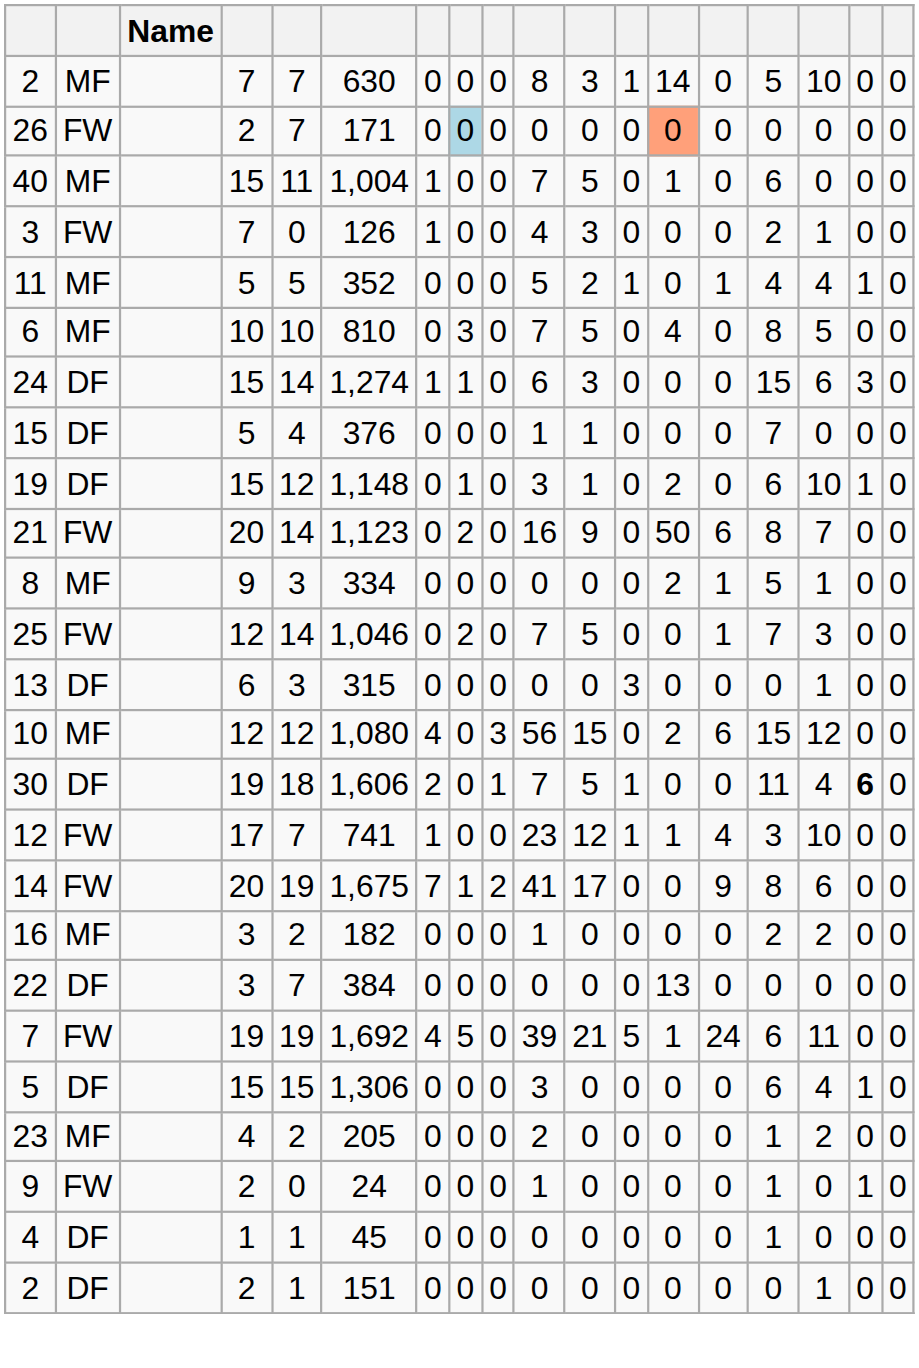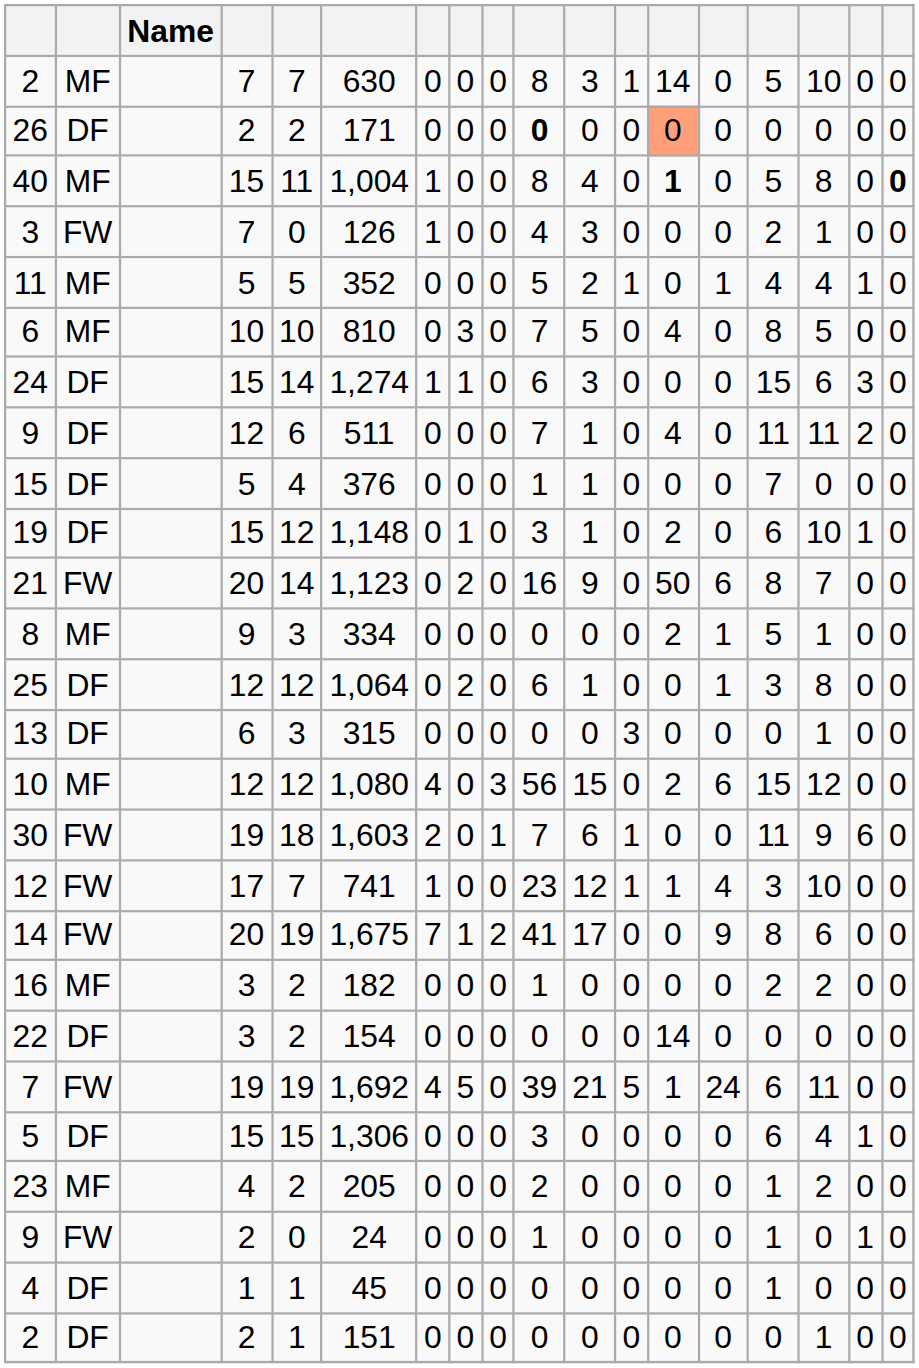(88, 131) FW -> (88, 131) DF
(297, 131) 7 -> (297, 131) 2
(465, 131) lightblue background -> (465, 131) no background
(540, 131) normal -> (540, 131) bold
(540, 181) 7 -> (540, 181) 8
(590, 181) 5 -> (590, 181) 4
(673, 181) normal -> (673, 181) bold
(773, 181) 6 -> (773, 181) 5
(824, 181) 0 -> (824, 181) 8
(898, 181) normal -> (898, 181) bold
+ row: (30, 433)
(88, 634) FW -> (88, 684) DF
(297, 634) 14 -> (297, 684) 12
(369, 634) 1,046 -> (369, 684) 1,064
(540, 634) 7 -> (540, 684) 6
(590, 634) 5 -> (590, 684) 1
(773, 634) 7 -> (773, 684) 3
(824, 634) 3 -> (824, 684) 8
(88, 785) DF -> (88, 835) FW
(369, 785) 1,606 -> (369, 835) 1,603
(590, 785) 5 -> (590, 835) 6
(824, 785) 4 -> (824, 835) 9
(865, 785) bold -> (865, 835) normal
(297, 986) 7 -> (297, 1036) 2
(369, 986) 384 -> (369, 1036) 154
(673, 986) 13 -> (673, 1036) 14
